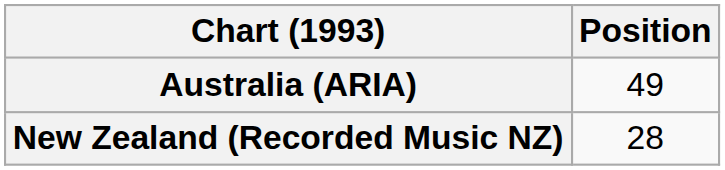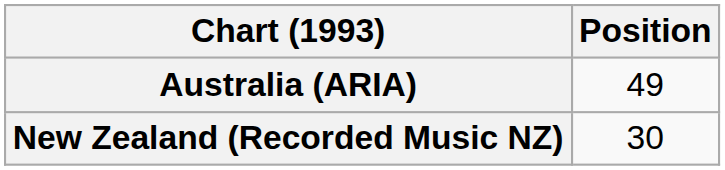(645, 137) 28 -> (645, 137) 30
